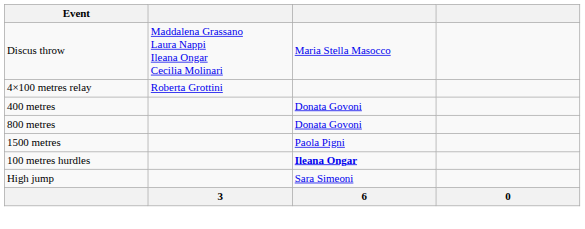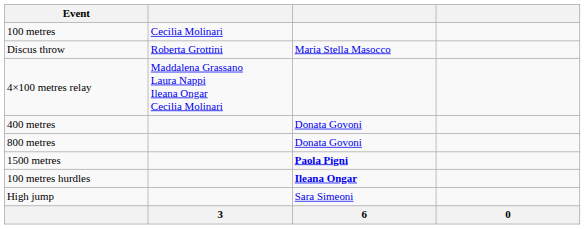+ row: (31, 31)
(197, 51) Maddalena Grassano Laura Nappi Ileana Ongar Cecilia Molinari -> (187, 50) Roberta Grottini
(187, 88) Roberta Grottini -> (197, 87) Maddalena Grassano Laura Nappi Ileana Ongar Cecilia Molinari
(320, 142) normal -> (321, 160) bold
